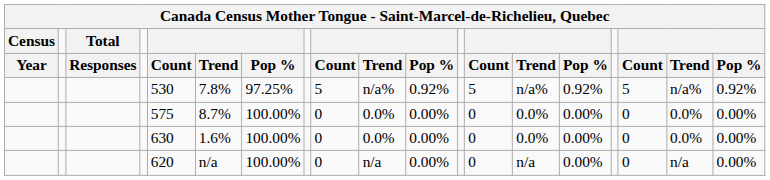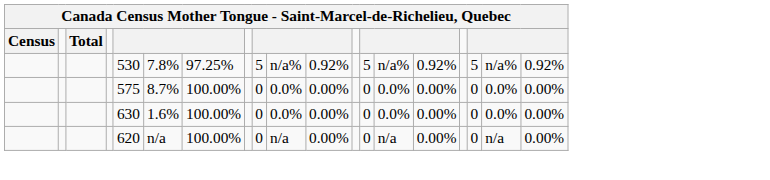- row: (31, 65)
